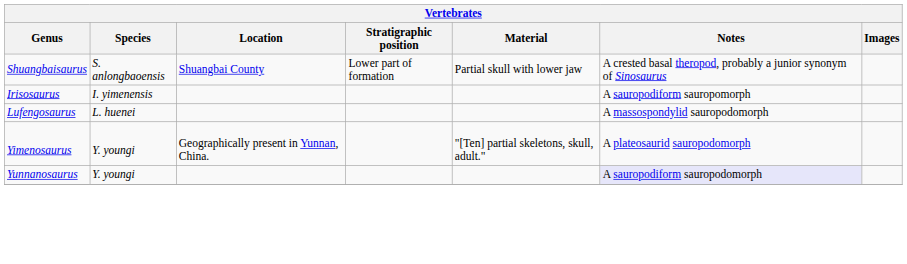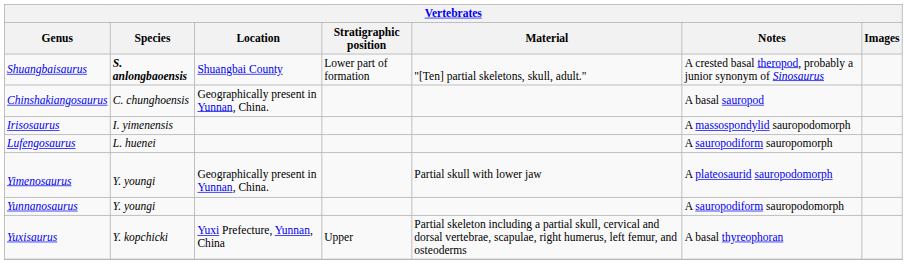(128, 69) normal -> (150, 69) bold
(519, 69) Partial skull with lower jaw -> (500, 76) "[Ten] partial skeletons, skull, adult."
+ row: (57, 100)
(677, 94) A sauropodiform sauropomorph -> (768, 125) A massospondylid sauropodomorph
(686, 112) A massospondylid sauropodomorph -> (759, 143) A sauropodiform sauropomorph
(524, 150) "[Ten] partial skeletons, skull, adult." -> (478, 175) Partial skull with lower jaw
(682, 175) lavender background -> (764, 206) no background
+ row: (32, 237)
